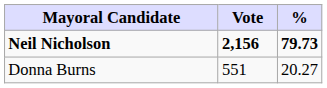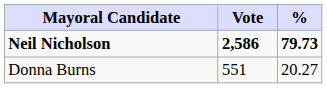(240, 43) 2,156 -> (240, 43) 2,586
